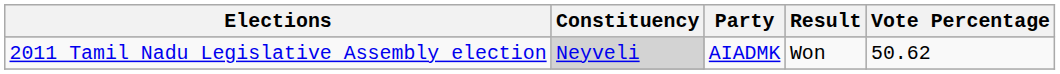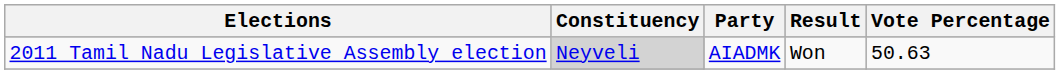(901, 53) 50.62 -> (901, 53) 50.63
